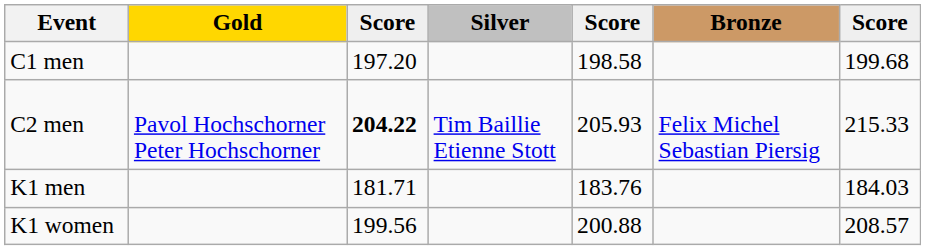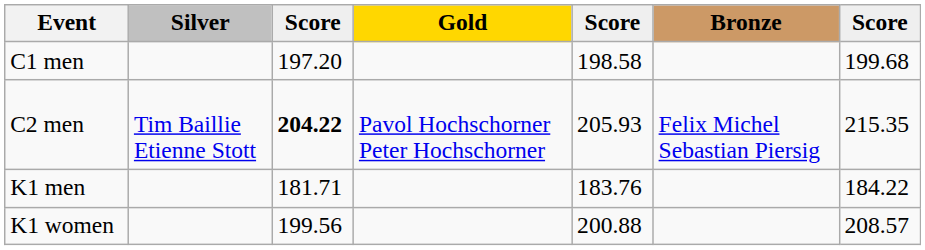columns swapped: (238, 23) <-> (500, 23)
(877, 124) 215.33 -> (877, 124) 215.35
(877, 187) 184.03 -> (877, 187) 184.22
